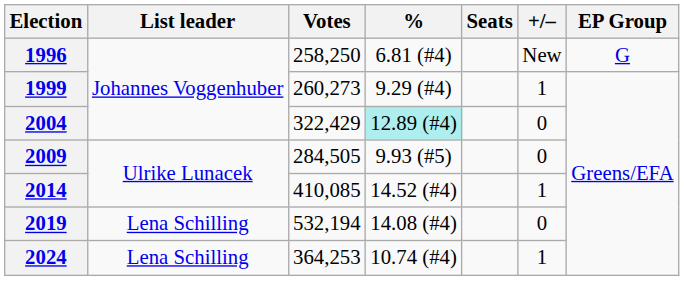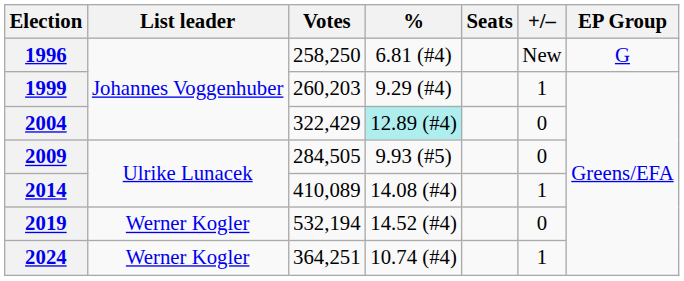(327, 88) 260,273 -> (327, 88) 260,203
(327, 189) 410,085 -> (327, 189) 410,089
(414, 189) 14.52 (#4) -> (414, 189) 14.08 (#4)
(188, 223) Lena Schilling -> (188, 223) Werner Kogler
(414, 223) 14.08 (#4) -> (414, 223) 14.52 (#4)
(188, 257) Lena Schilling -> (188, 257) Werner Kogler
(327, 257) 364,253 -> (327, 257) 364,251
